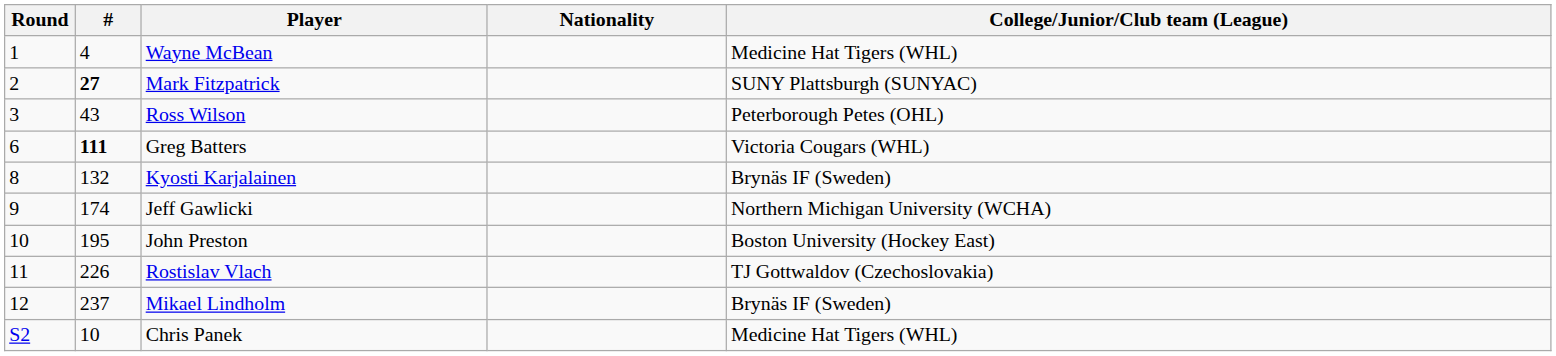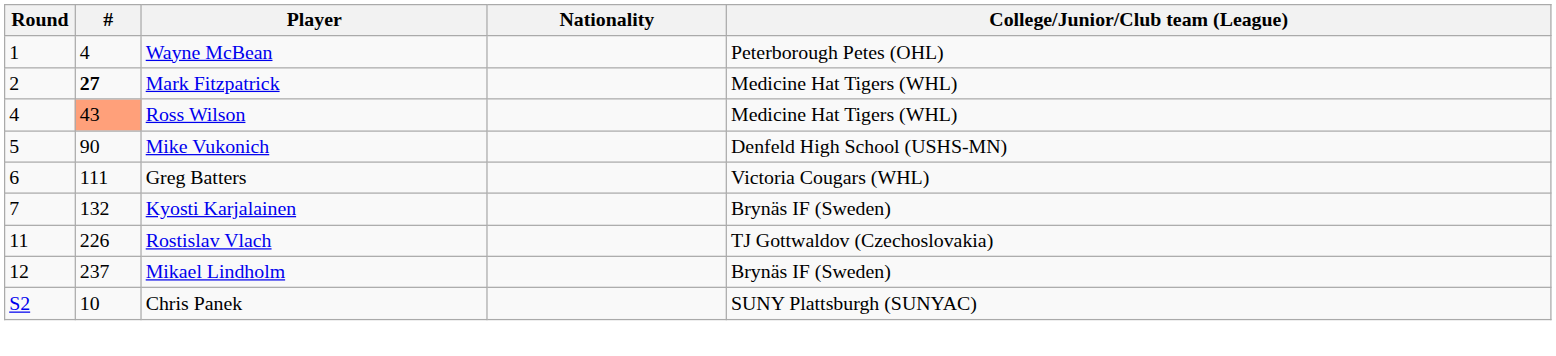(844, 51) Medicine Hat Tigers (WHL) -> (837, 51) Peterborough Petes (OHL)
(854, 83) SUNY Plattsburgh (SUNYAC) -> (844, 83) Medicine Hat Tigers (WHL)
(14, 114) 3 -> (14, 114) 4
(90, 114) no background -> (90, 114) lightsalmon background
(837, 114) Peterborough Petes (OHL) -> (844, 114) Medicine Hat Tigers (WHL)
+ row: (207, 146)
(94, 146) bold -> (94, 177) normal
(14, 177) 8 -> (14, 209) 7
- row: (199, 209)
- row: (197, 240)
(844, 334) Medicine Hat Tigers (WHL) -> (854, 303) SUNY Plattsburgh (SUNYAC)
